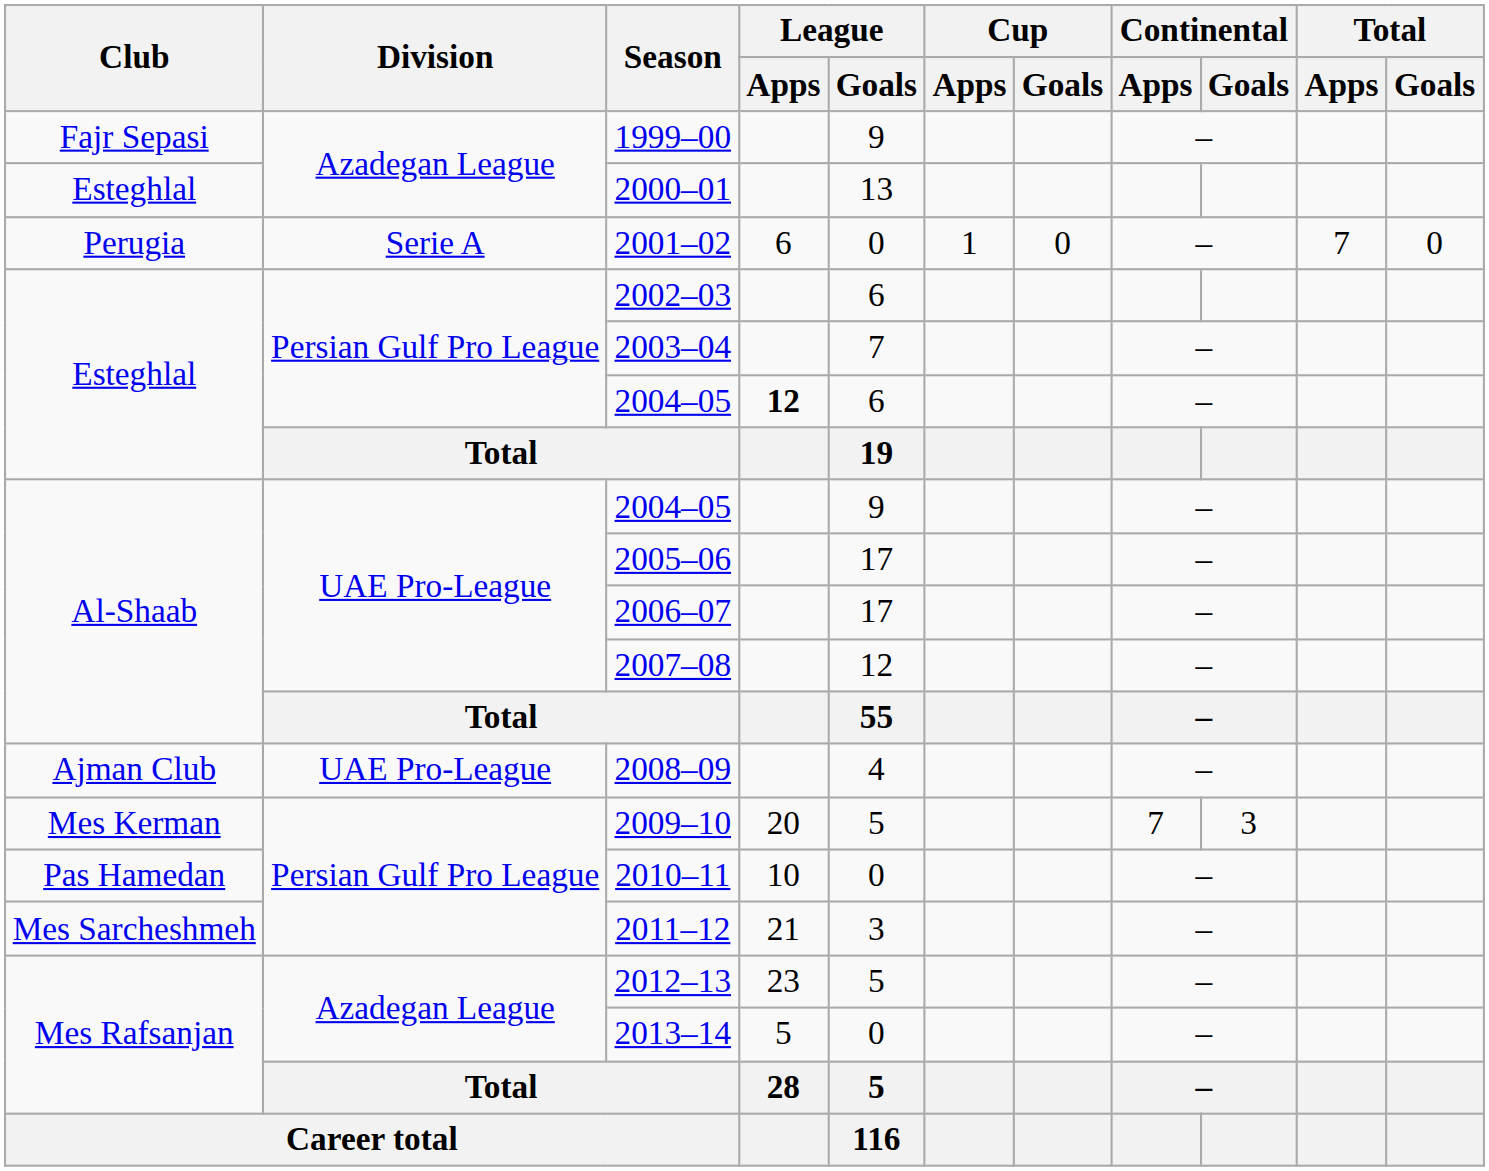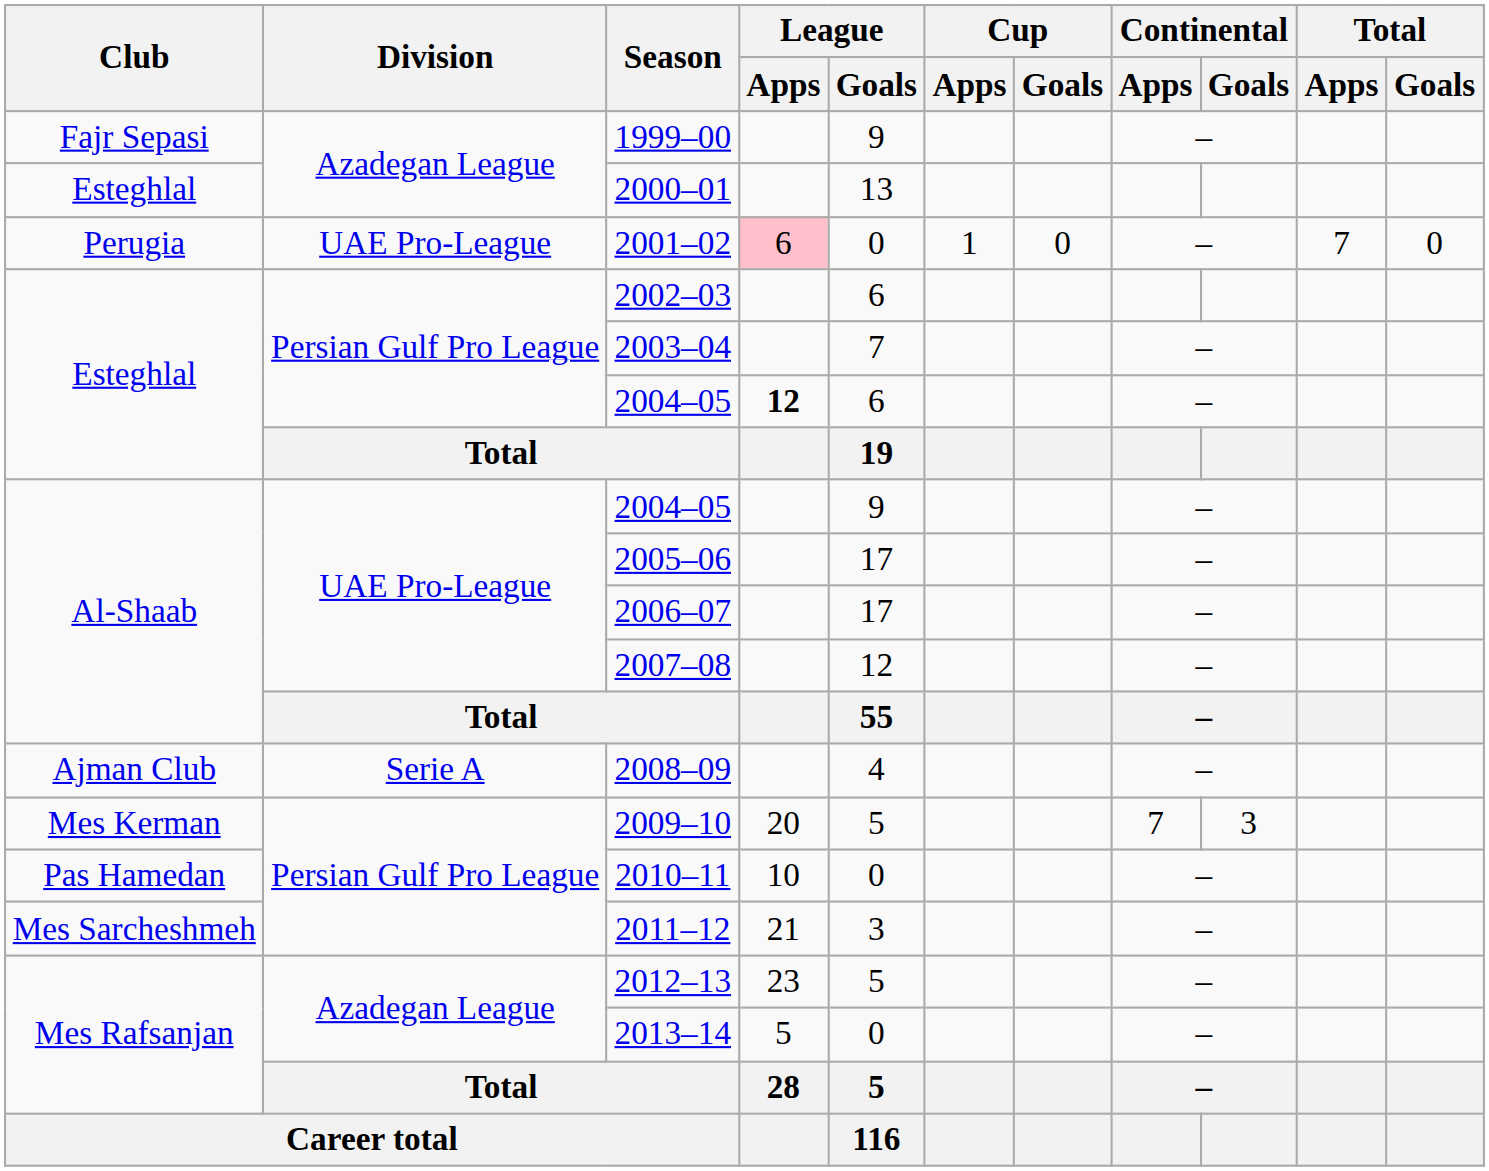(435, 242) Serie A -> (435, 242) UAE Pro-League
(783, 242) no background -> (783, 242) pink background
(435, 769) UAE Pro-League -> (435, 769) Serie A
